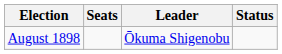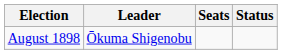columns swapped: (177, 15) <-> (102, 15)
